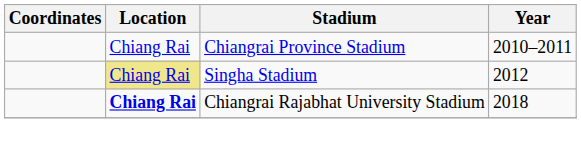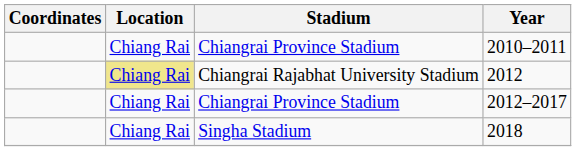(261, 74) Singha Stadium -> (339, 74) Chiangrai Rajabhat University Stadium
+ row: (527, 103)
(153, 103) bold -> (150, 131) normal
(344, 103) Chiangrai Rajabhat University Stadium -> (255, 131) Singha Stadium
